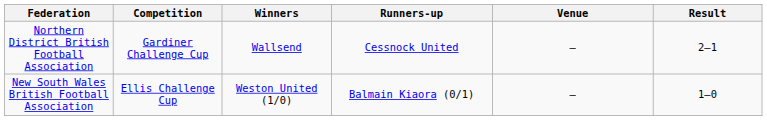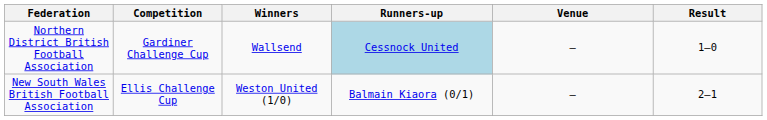(412, 48) no background -> (412, 48) lightblue background
(708, 48) 2–1 -> (708, 48) 1–0
(708, 95) 1–0 -> (708, 95) 2–1
